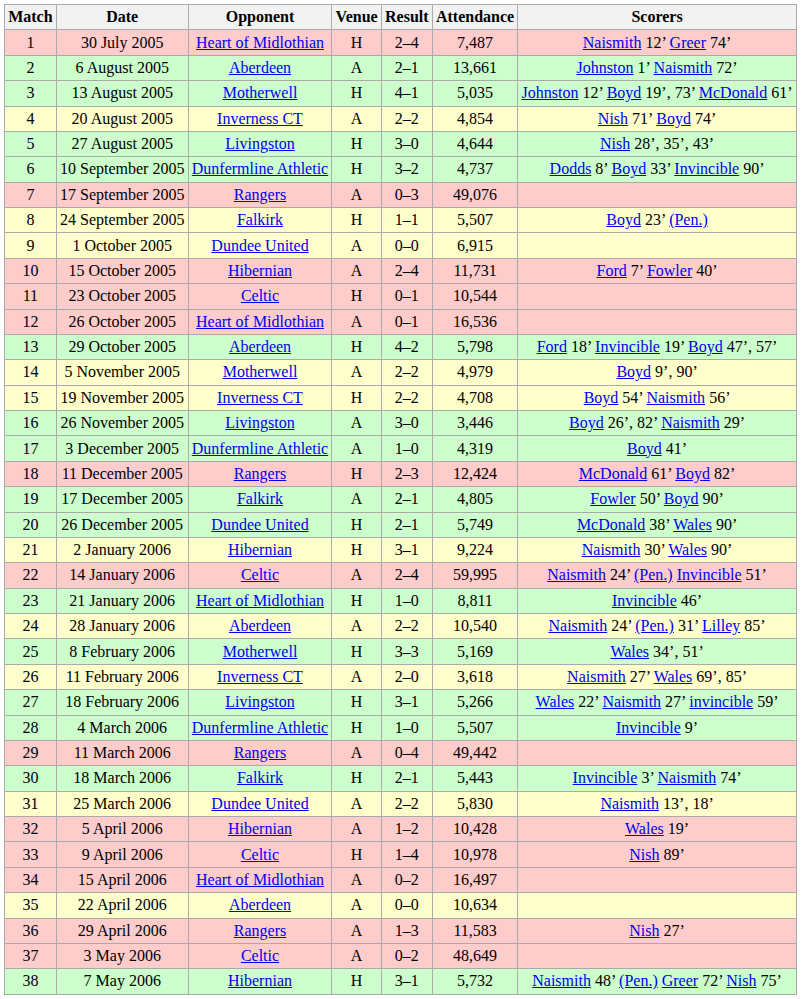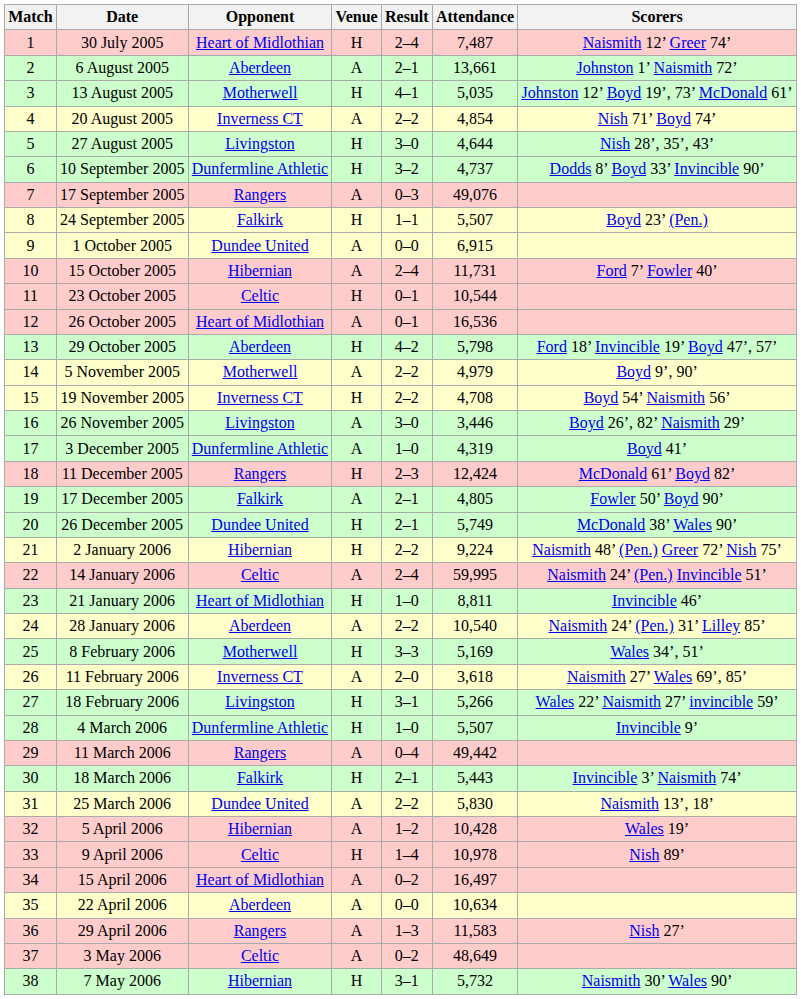(407, 550) 3–1 -> (407, 550) 2–2
(657, 550) Naismith 30’ Wales 90’ -> (657, 550) Naismith 48’ (Pen.) Greer 72’ Nish 75’
(657, 981) Naismith 48’ (Pen.) Greer 72’ Nish 75’ -> (657, 981) Naismith 30’ Wales 90’
